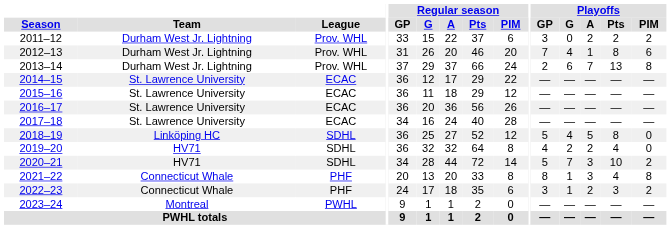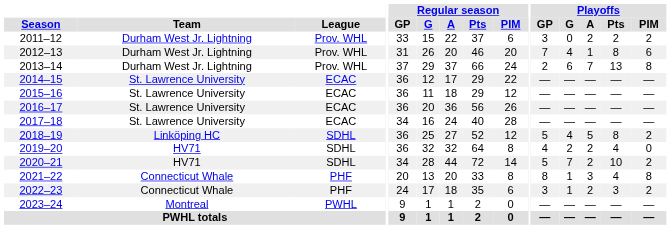(649, 135) 0 -> (649, 135) 2
(590, 162) 3 -> (590, 162) 2
